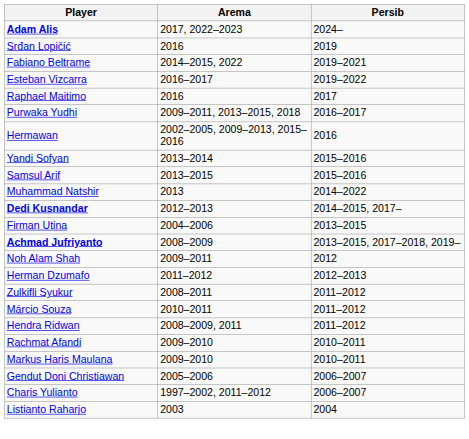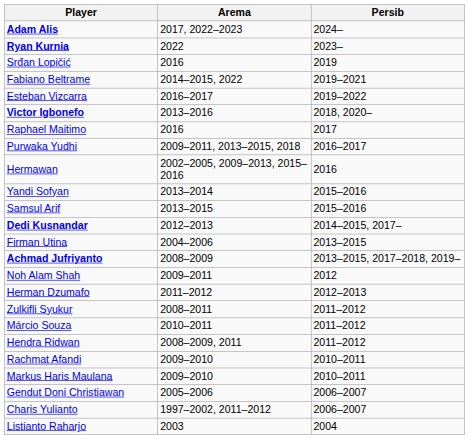+ row: (38, 46)
+ row: (45, 113)
- row: (53, 192)
